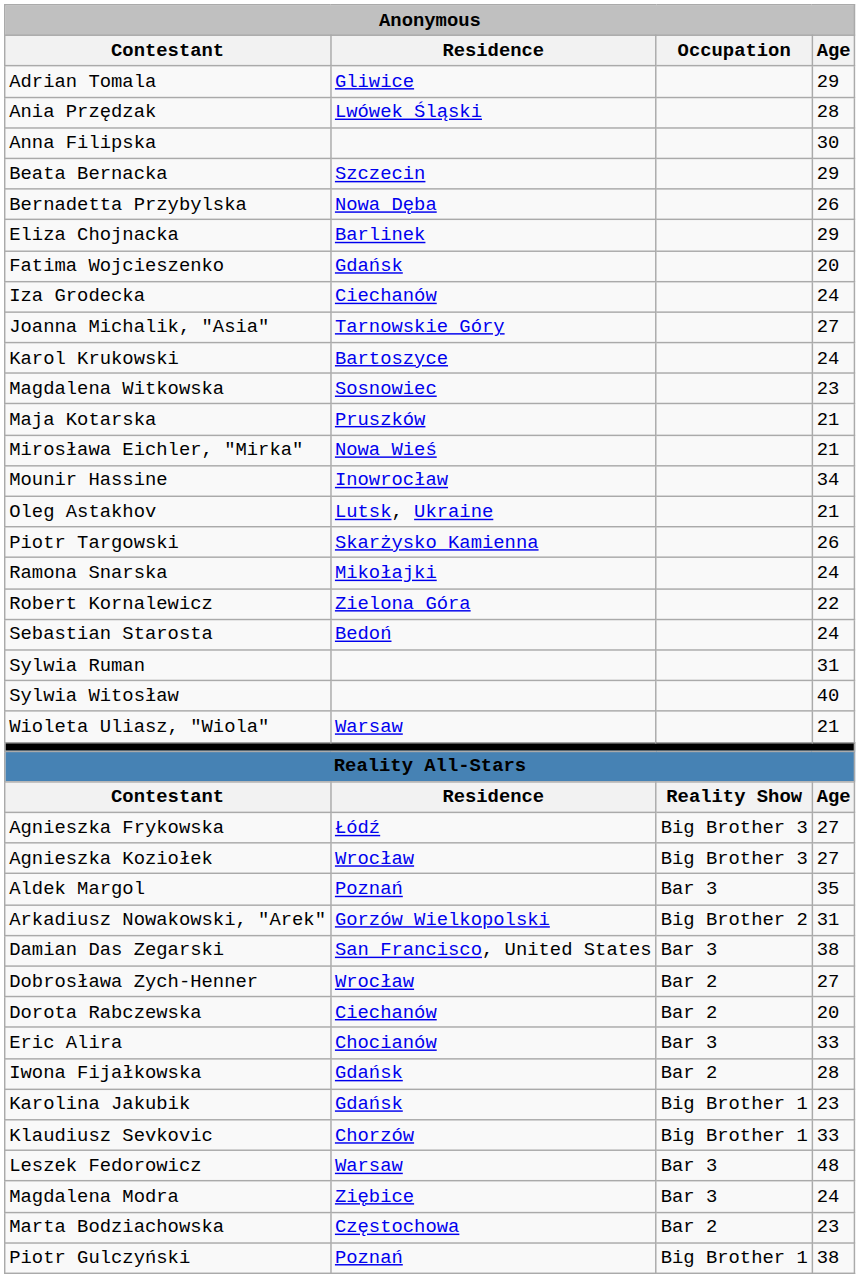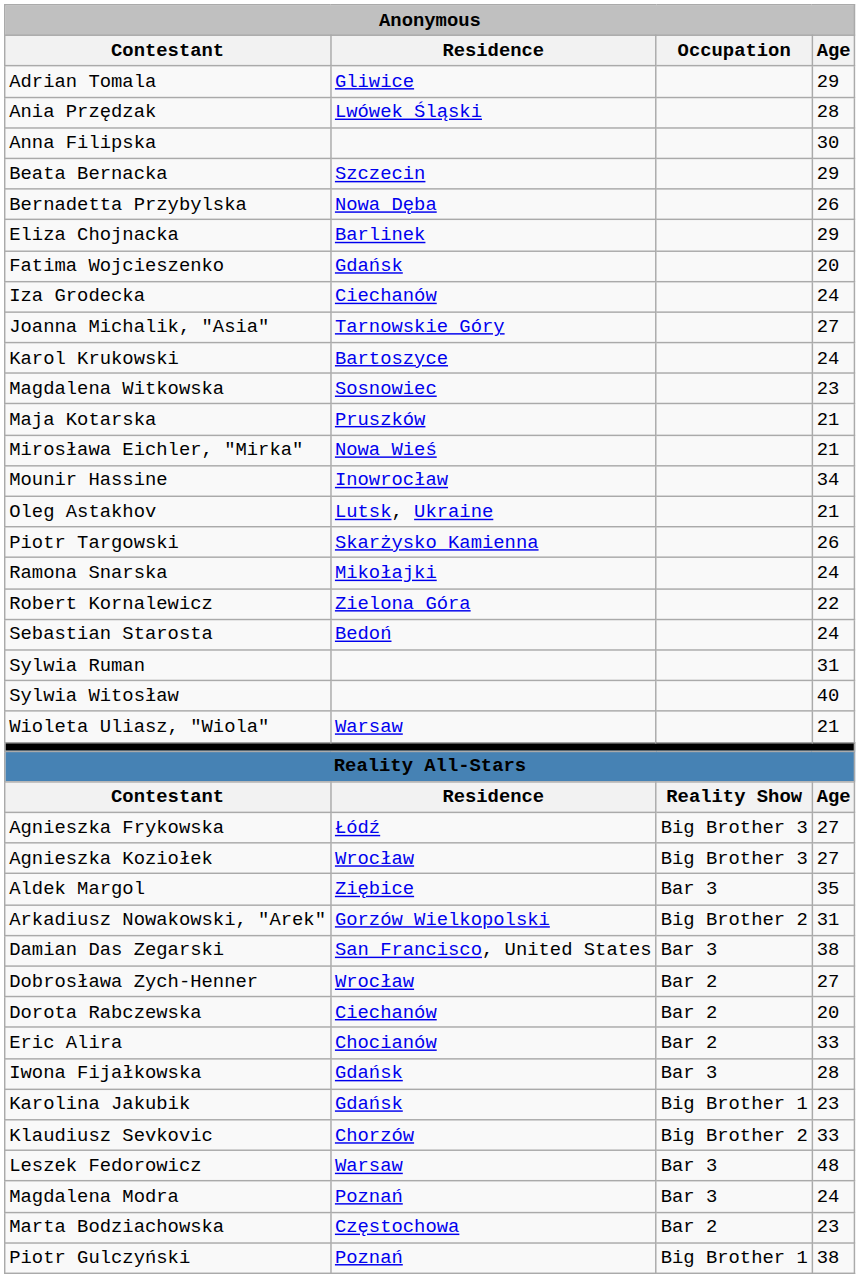(369, 889) Poznań -> (375, 889) Ziębice
(689, 1043) Bar 3 -> (689, 1043) Bar 2
(689, 1074) Bar 2 -> (689, 1074) Bar 3
(734, 1135) Big Brother 1 -> (734, 1135) Big Brother 2
(375, 1196) Ziębice -> (369, 1196) Poznań
